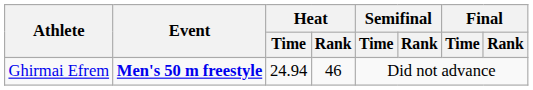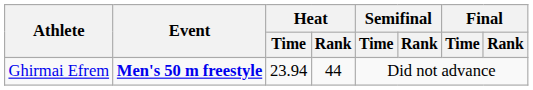(289, 71) 24.94 -> (289, 71) 23.94
(333, 71) 46 -> (333, 71) 44
